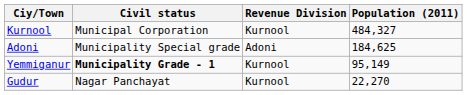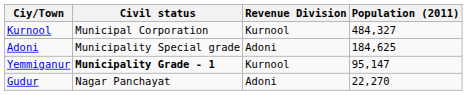(371, 64) 95,149 -> (371, 64) 95,147
(267, 82) Kurnool -> (261, 82) Adoni
